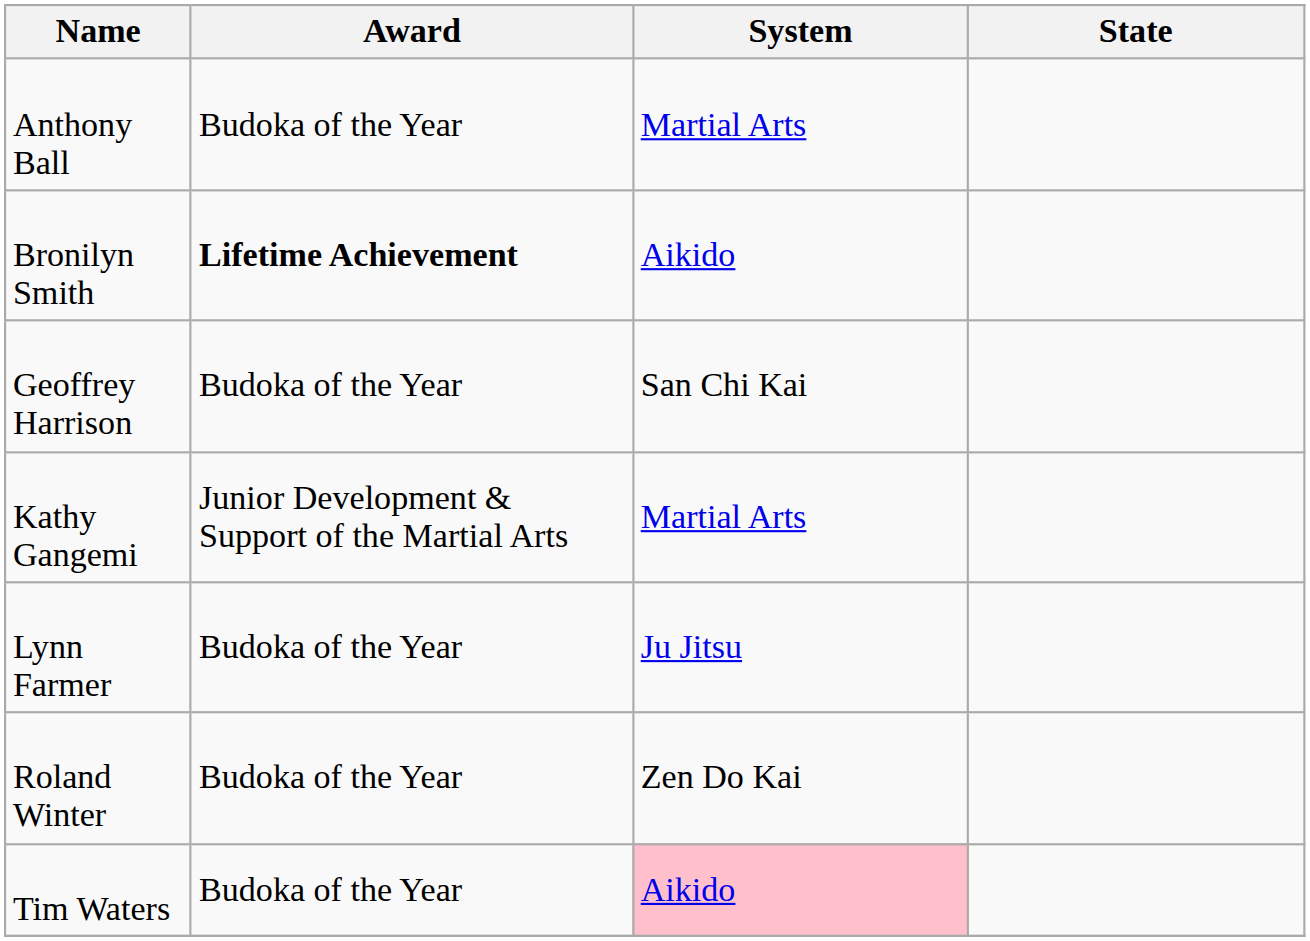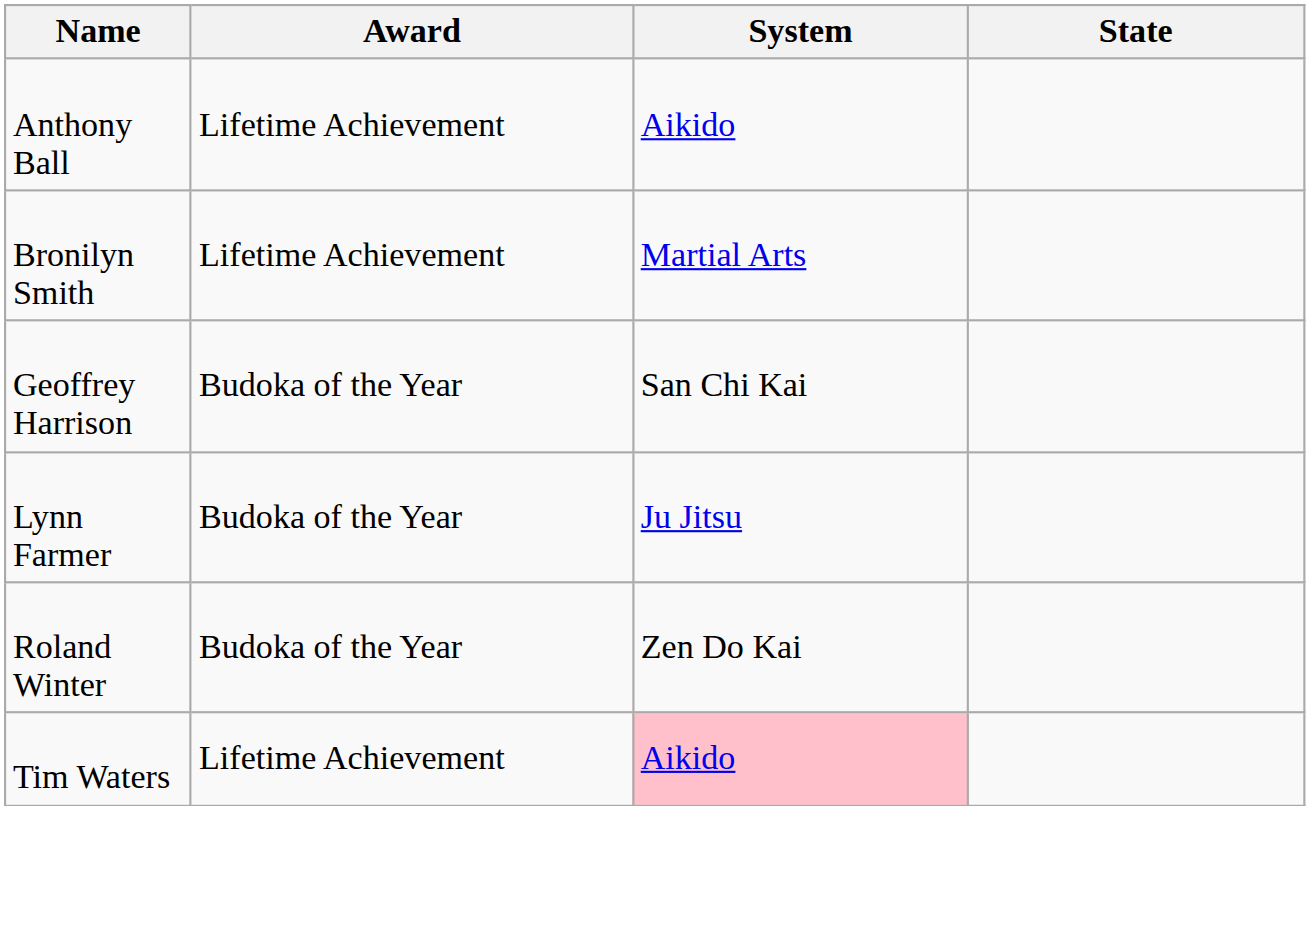(331, 123) Budoka of the Year -> (352, 123) Lifetime Achievement
(724, 123) Martial Arts -> (688, 123) Aikido
(358, 254) bold -> (352, 254) normal
(688, 254) Aikido -> (724, 254) Martial Arts
- row: (75, 535)
(331, 889) Budoka of the Year -> (352, 758) Lifetime Achievement
